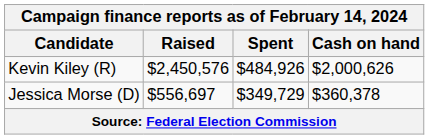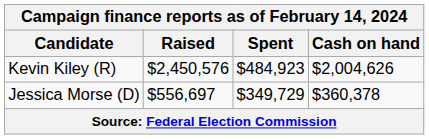(271, 69) $484,926 -> (271, 69) $484,923
(353, 69) $2,000,626 -> (353, 69) $2,004,626
